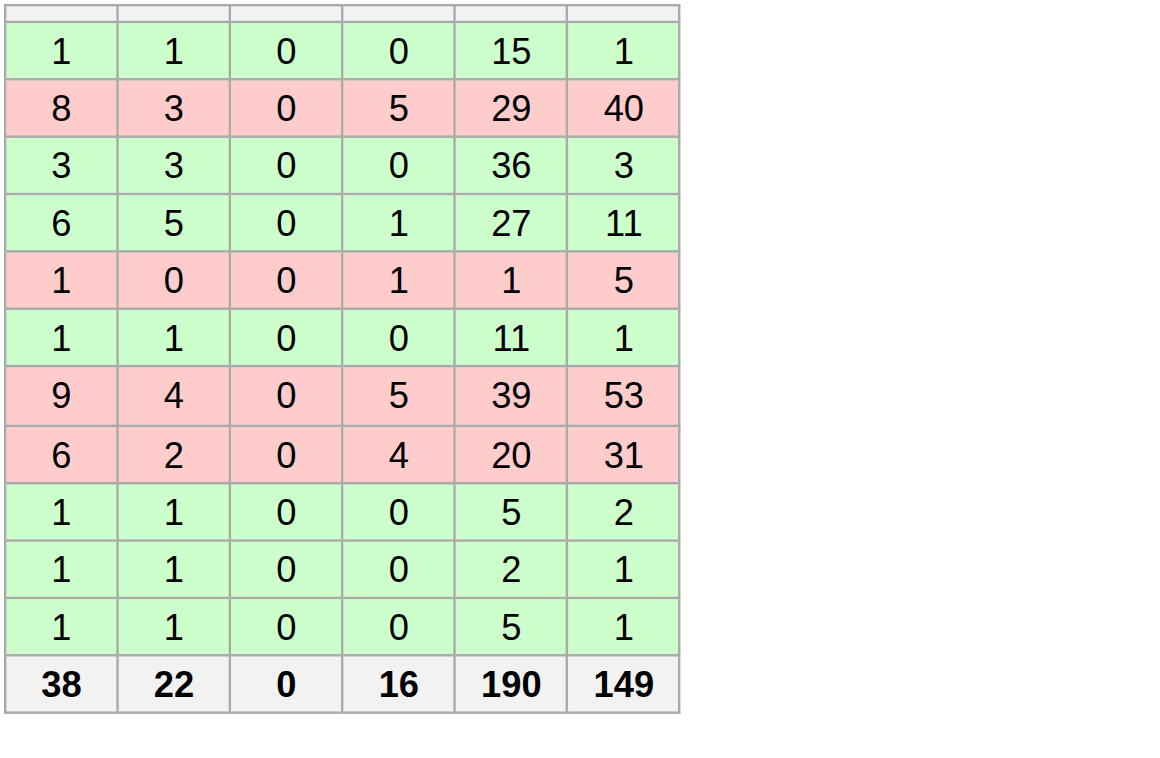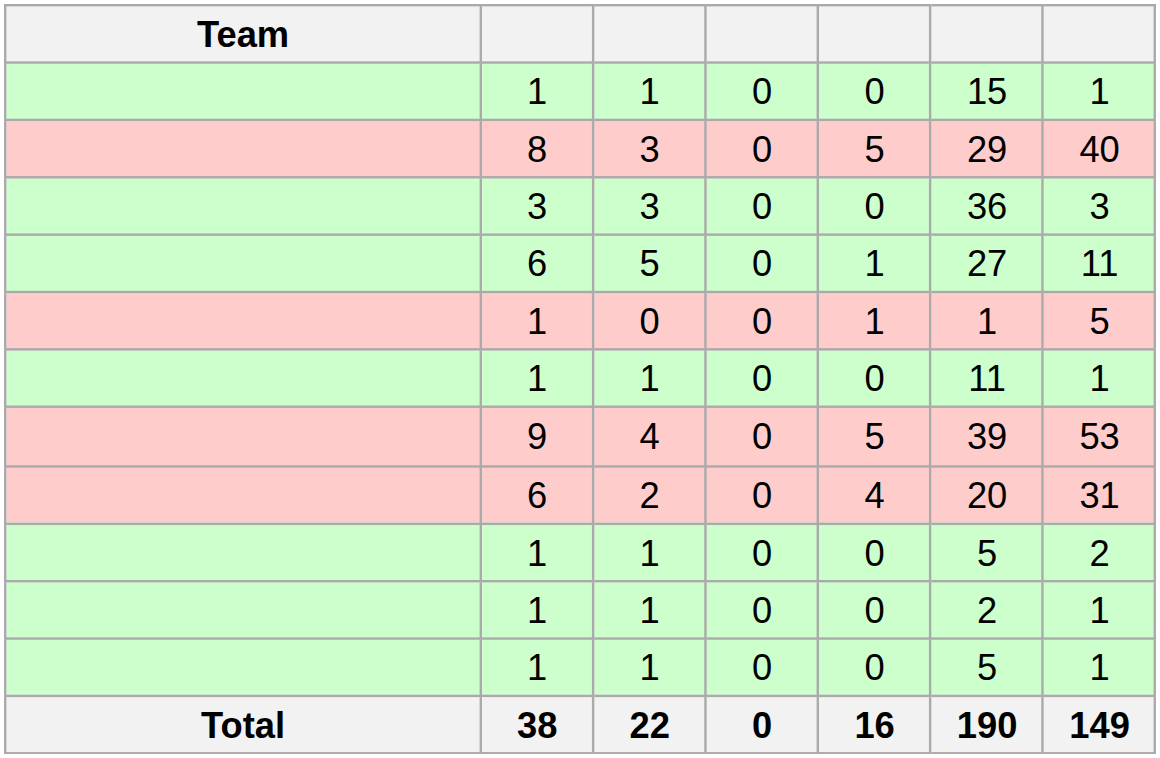+ column: (243, 34)
